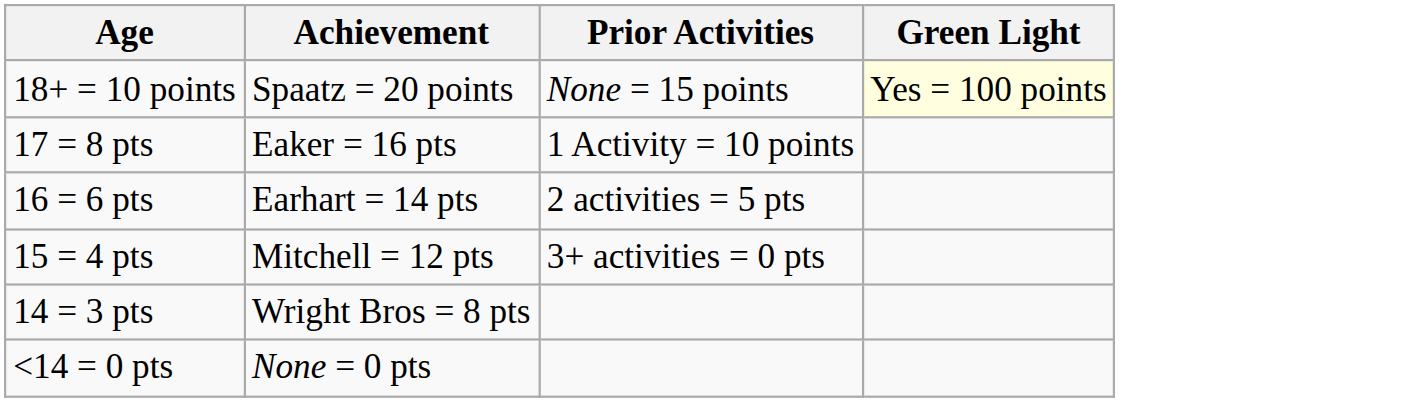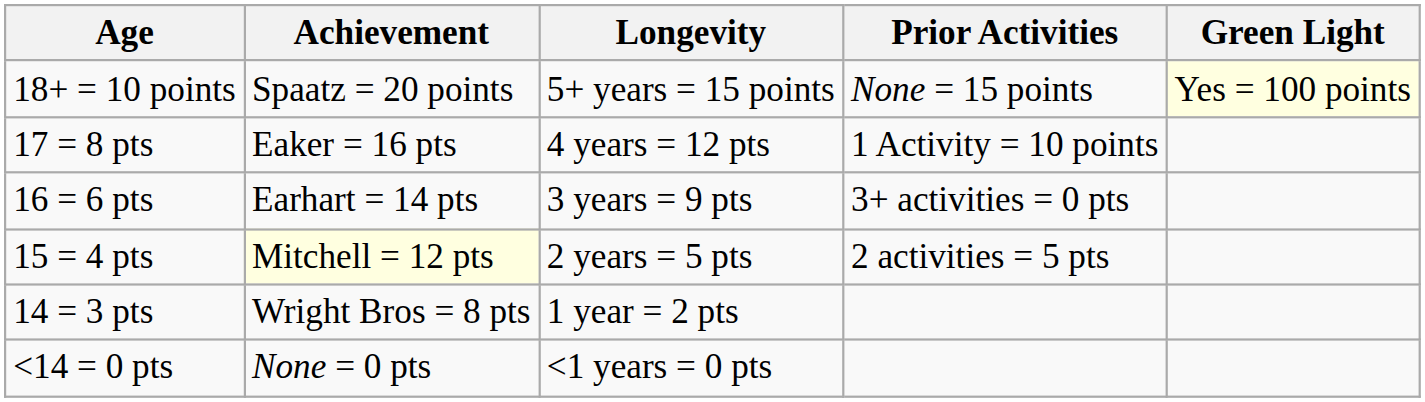+ column: (691, 32)
(676, 199) 2 activities = 5 pts -> (990, 199) 3+ activities = 0 pts
(373, 255) no background -> (373, 255) lightyellow background
(686, 255) 3+ activities = 0 pts -> (980, 255) 2 activities = 5 pts
